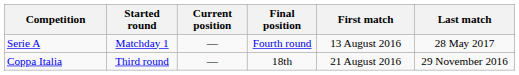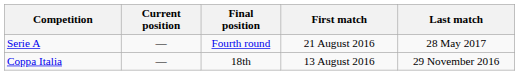- column: (142, 19)
(366, 43) 13 August 2016 -> (339, 43) 21 August 2016
(366, 61) 21 August 2016 -> (339, 61) 13 August 2016
